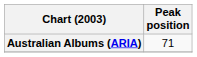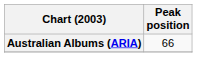(168, 43) 71 -> (168, 43) 66
